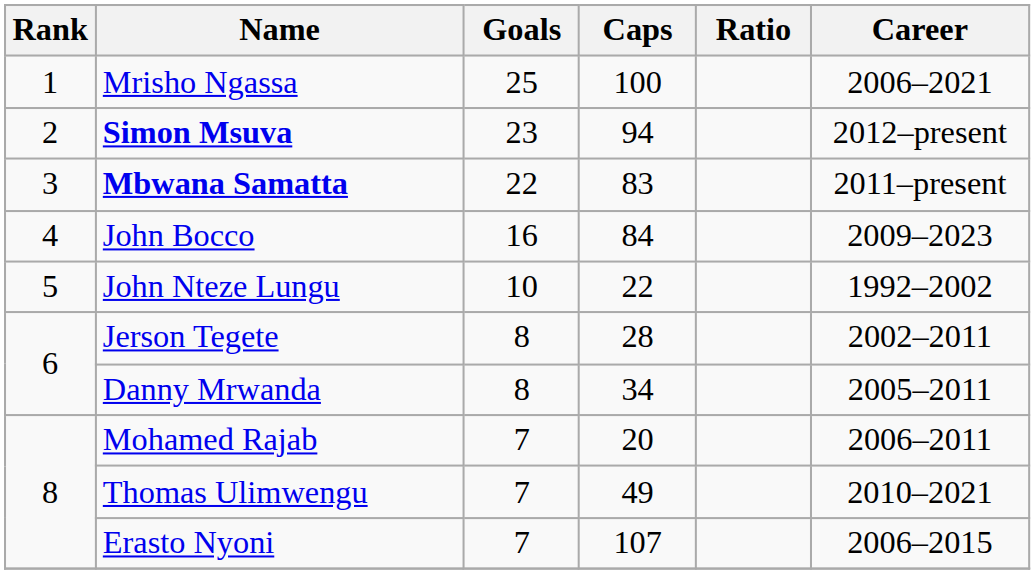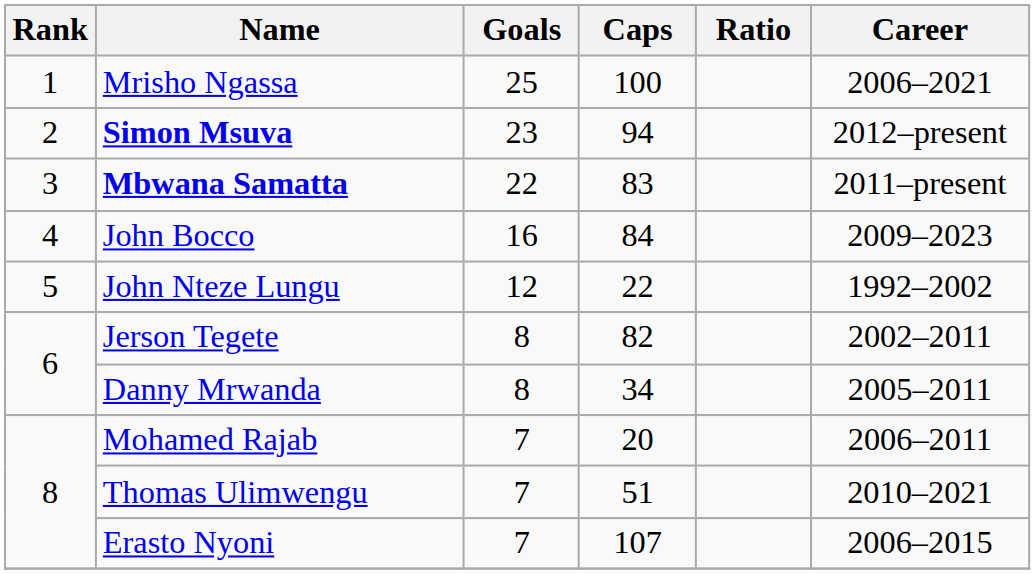(522, 286) 10 -> (522, 286) 12
(638, 337) 28 -> (638, 337) 82
(638, 491) 49 -> (638, 491) 51
